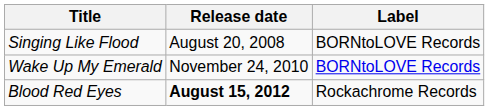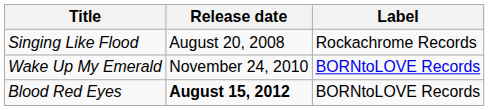(398, 42) BORNtoLOVE Records -> (396, 42) Rockachrome Records
(396, 92) Rockachrome Records -> (398, 92) BORNtoLOVE Records
